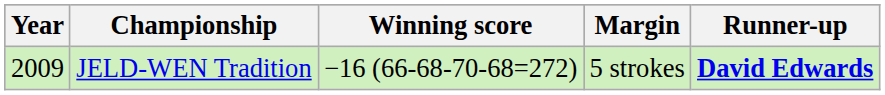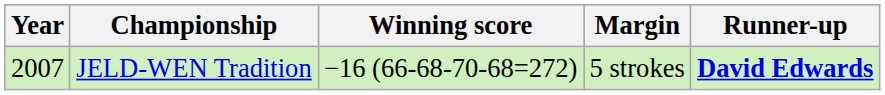(38, 67) 2009 -> (38, 67) 2007
